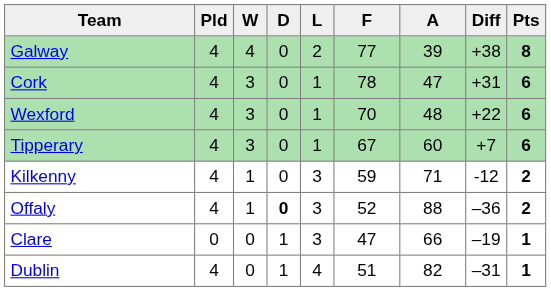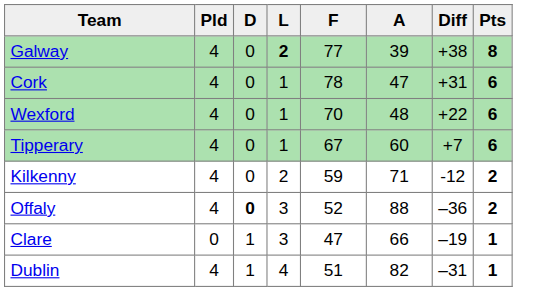- column: (250, 20)
(317, 51) normal -> (284, 51) bold
(317, 176) 3 -> (284, 176) 2
